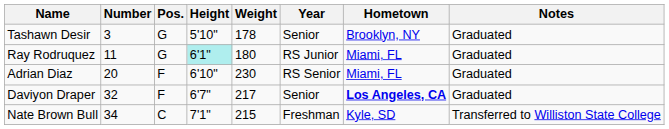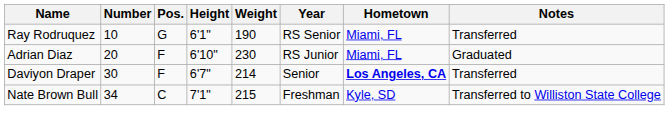- row: (49, 34)
(110, 54) 11 -> (111, 34) 10
(200, 54) paleturquoise background -> (200, 34) no background
(246, 54) 180 -> (246, 34) 190
(310, 54) RS Junior -> (312, 34) RS Senior
(482, 54) Graduated -> (484, 34) Transferred
(312, 74) RS Senior -> (310, 54) RS Junior
(111, 94) 32 -> (111, 74) 30
(246, 94) 217 -> (246, 74) 214
(482, 94) Graduated -> (484, 74) Transferred
